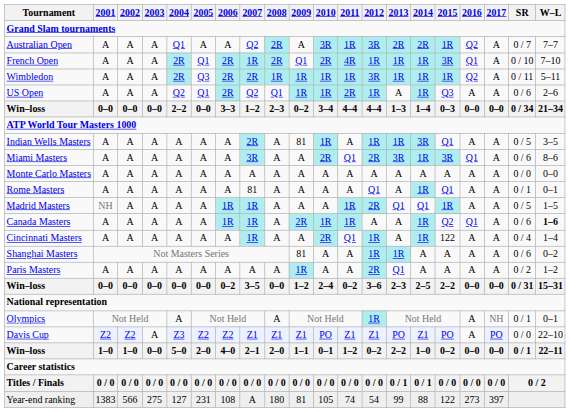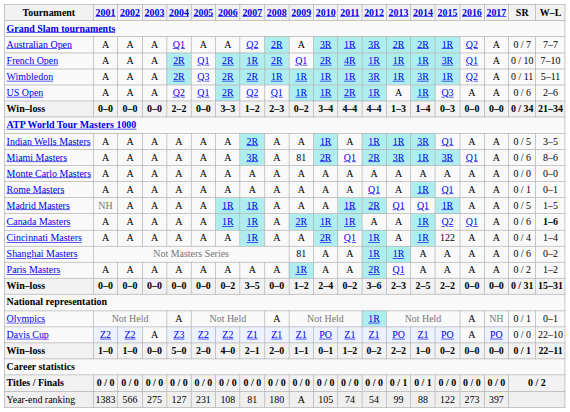(423, 76) 1R -> (423, 76) 3R
(301, 141) 81 -> (301, 141) A
(301, 157) A -> (301, 157) 81
(252, 189) 81 -> (252, 189) A
(252, 398) A -> (252, 398) 81
(301, 398) 81 -> (301, 398) A
